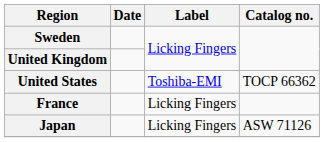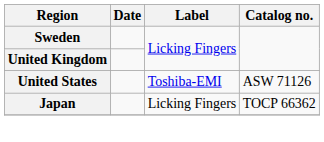(279, 81) TOCP 66362 -> (277, 81) ASW 71126
- row: (57, 103)
(277, 125) ASW 71126 -> (279, 103) TOCP 66362
